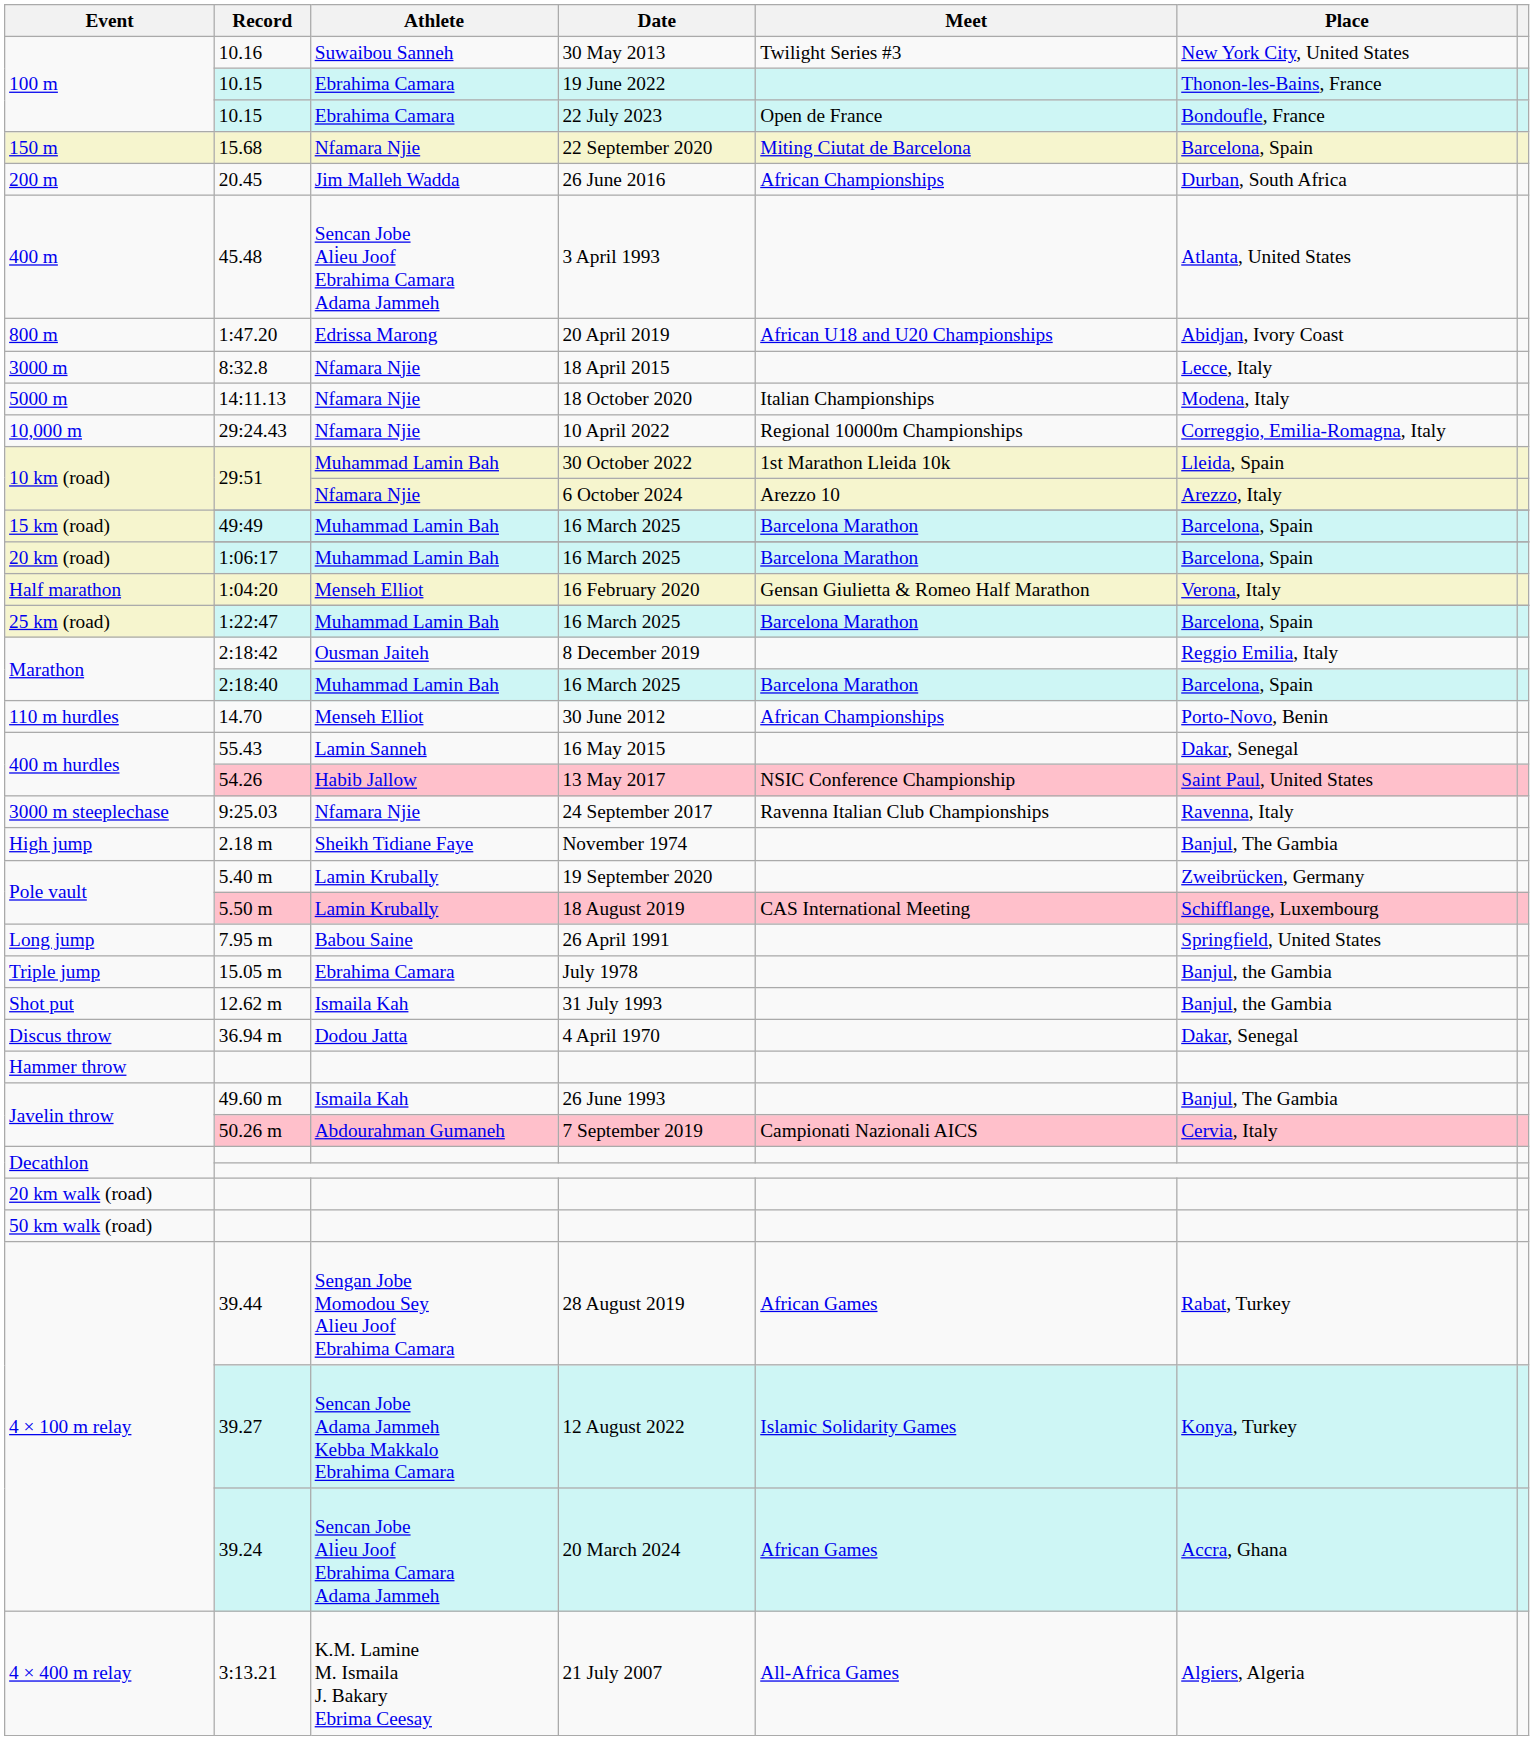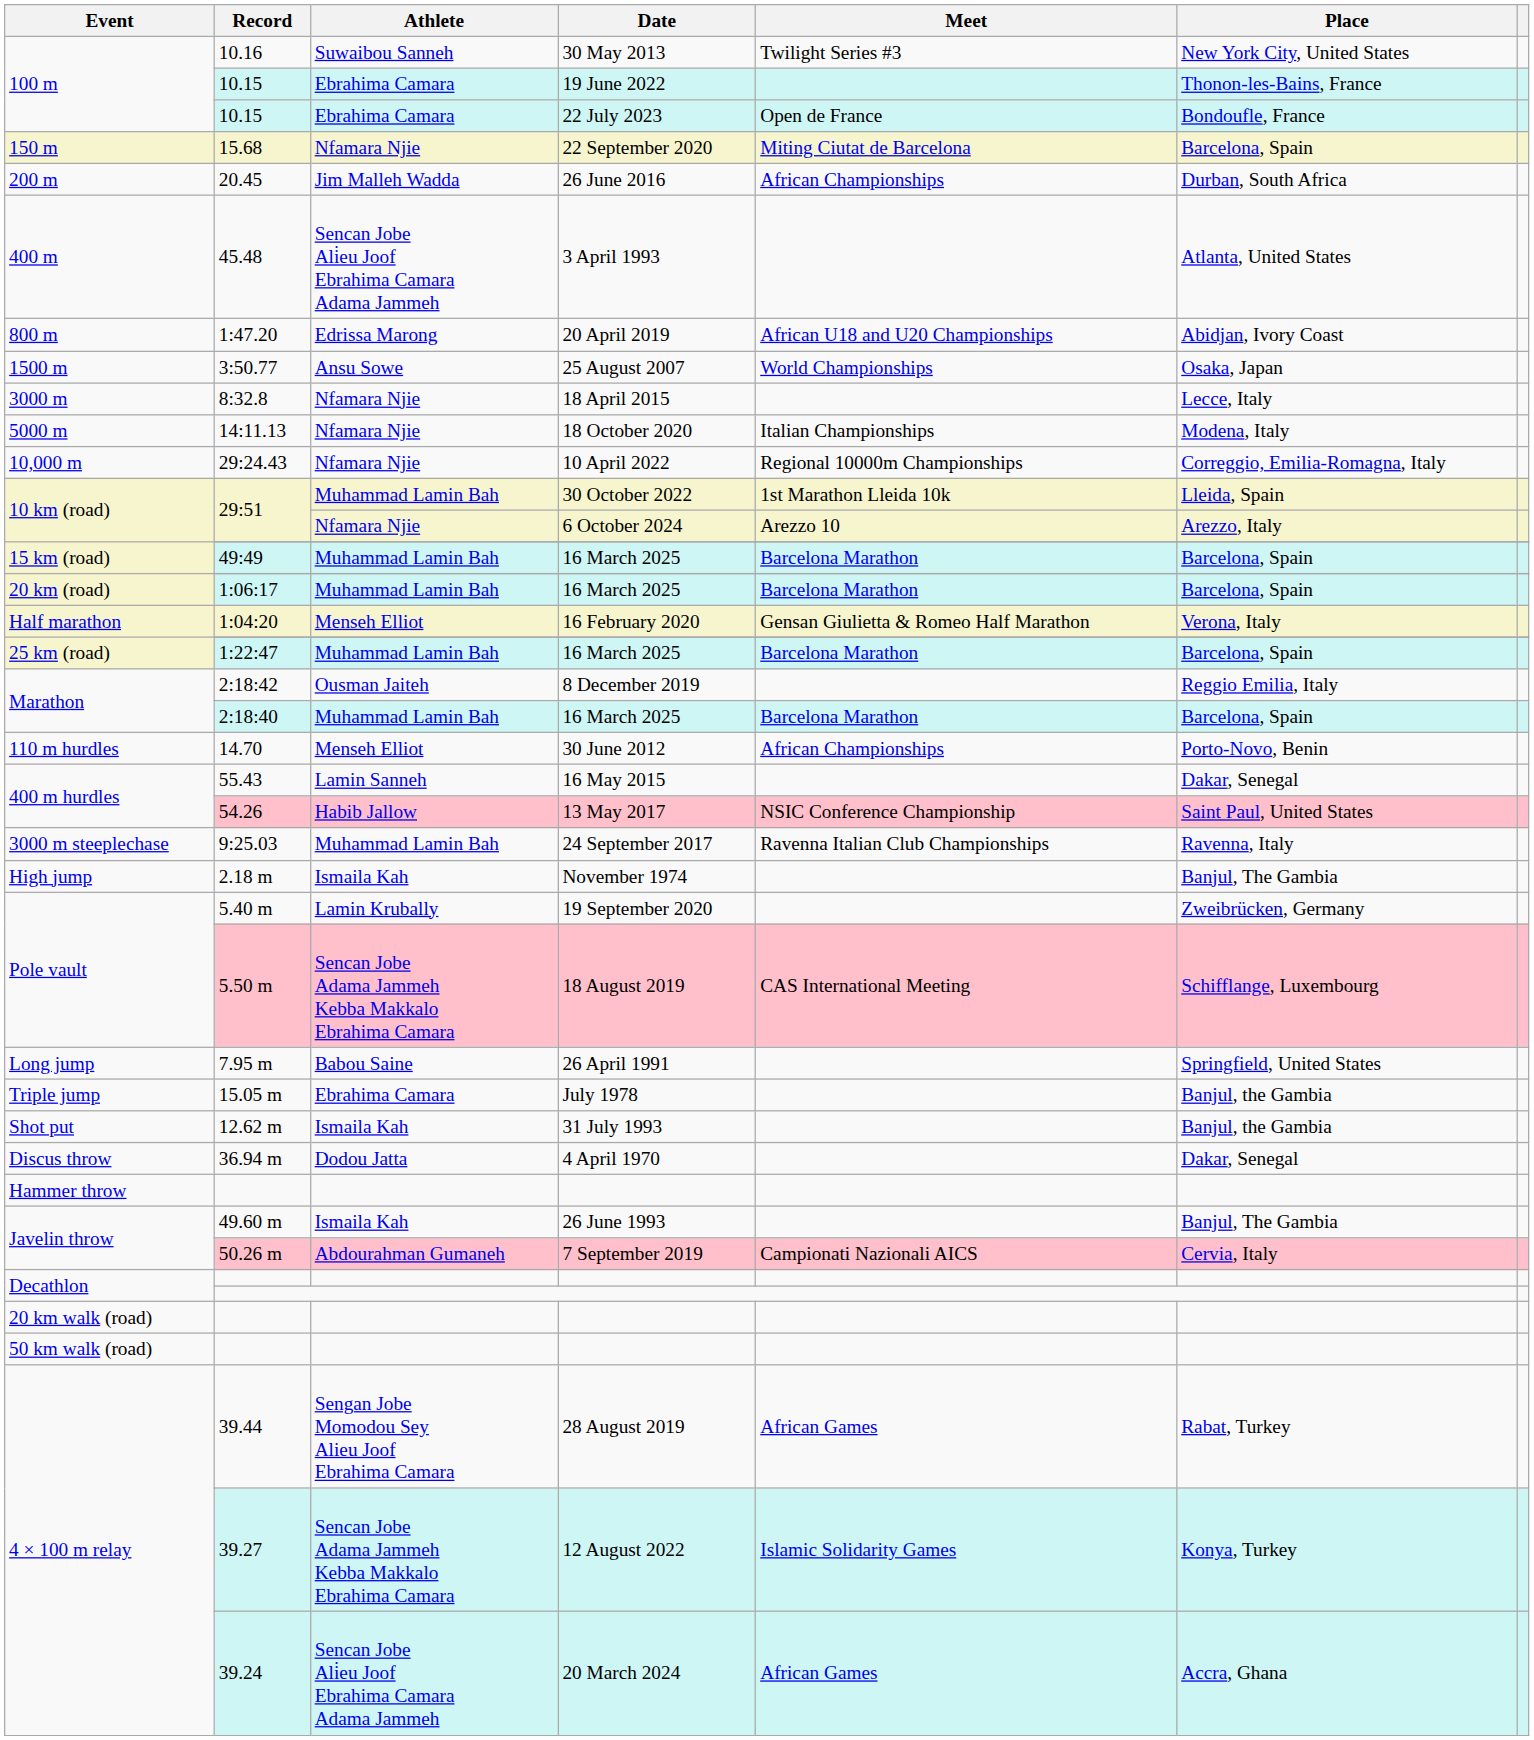+ row: (38, 366)
(367, 812) Nfamara Njie -> (407, 844) Muhammad Lamin Bah
(394, 844) Sheikh Tidiane Faye -> (362, 875) Ismaila Kah
(377, 907) Lamin Krubally -> (385, 996) Sencan Jobe Adama Jammeh Kebba Makkalo Ebrahima Camara
- row: (70, 1673)
